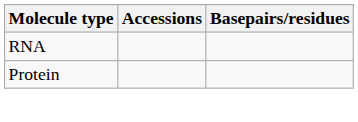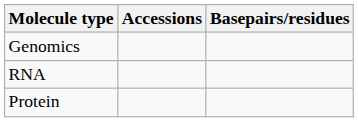+ row: (44, 46)
